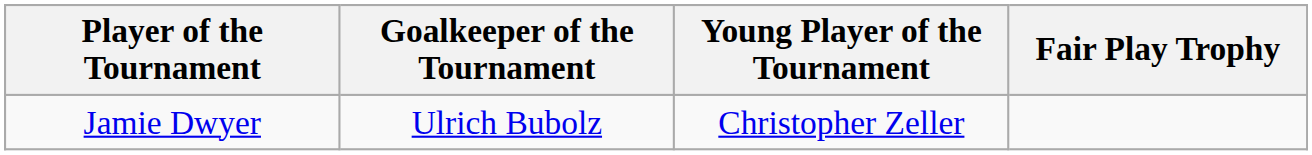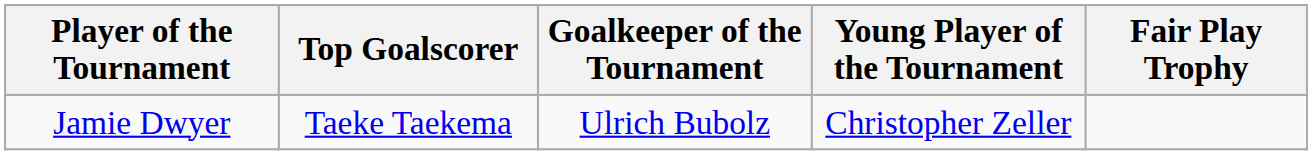+ column: (408, 49)
